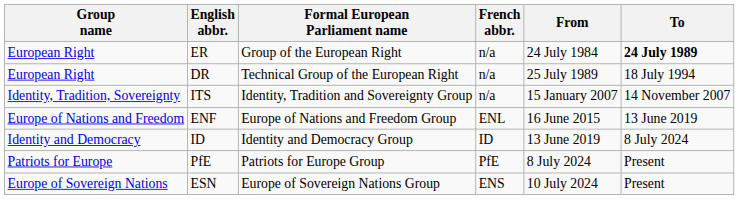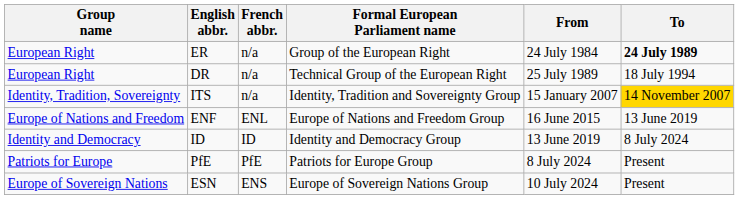columns swapped: (500, 23) <-> (357, 23)
(677, 96) no background -> (677, 96) gold background
